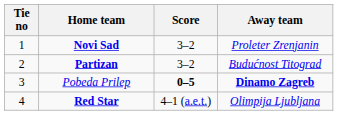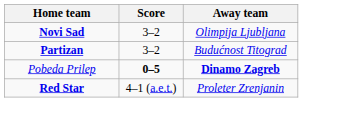- column: (22, 20)
(275, 45) Proleter Zrenjanin -> (240, 32) Olimpija Ljubljana
(275, 100) Olimpija Ljubljana -> (240, 87) Proleter Zrenjanin
